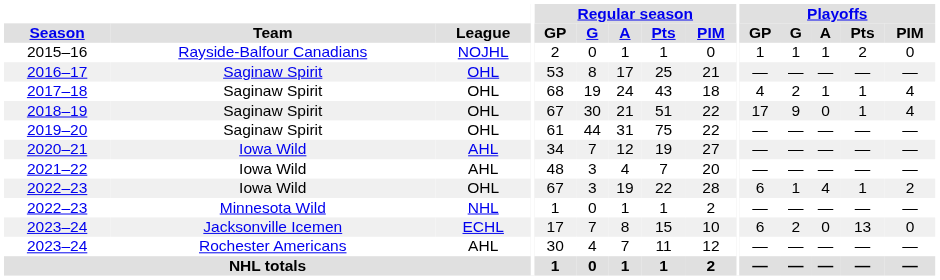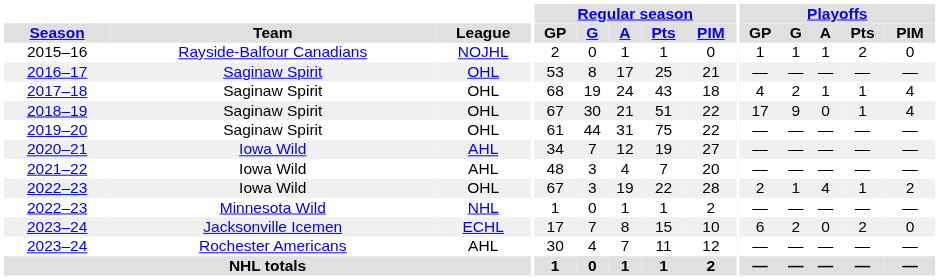(760, 188) 6 -> (760, 188) 2
(863, 227) 13 -> (863, 227) 2
